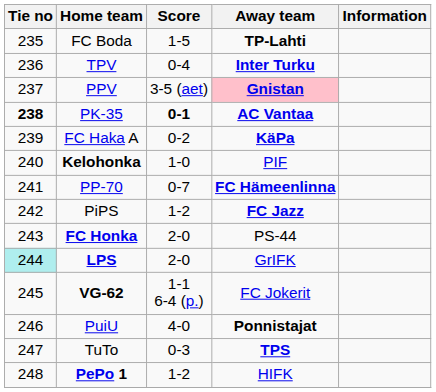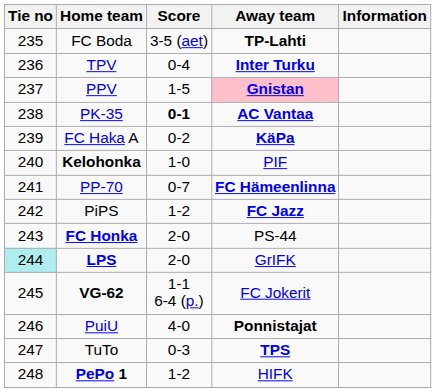(179, 41) 1-5 -> (179, 41) 3-5 (aet)
(179, 89) 3-5 (aet) -> (179, 89) 1-5
(30, 114) bold -> (30, 114) normal
